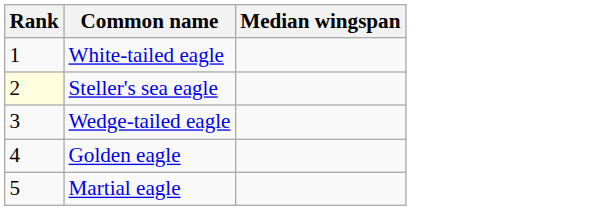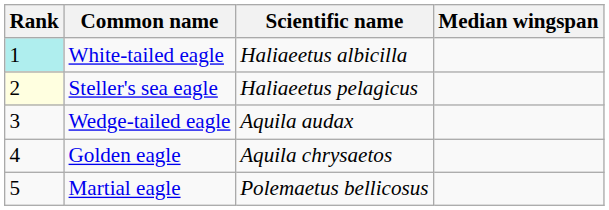+ column: (334, 21)
(15, 54) no background -> (15, 54) paleturquoise background
